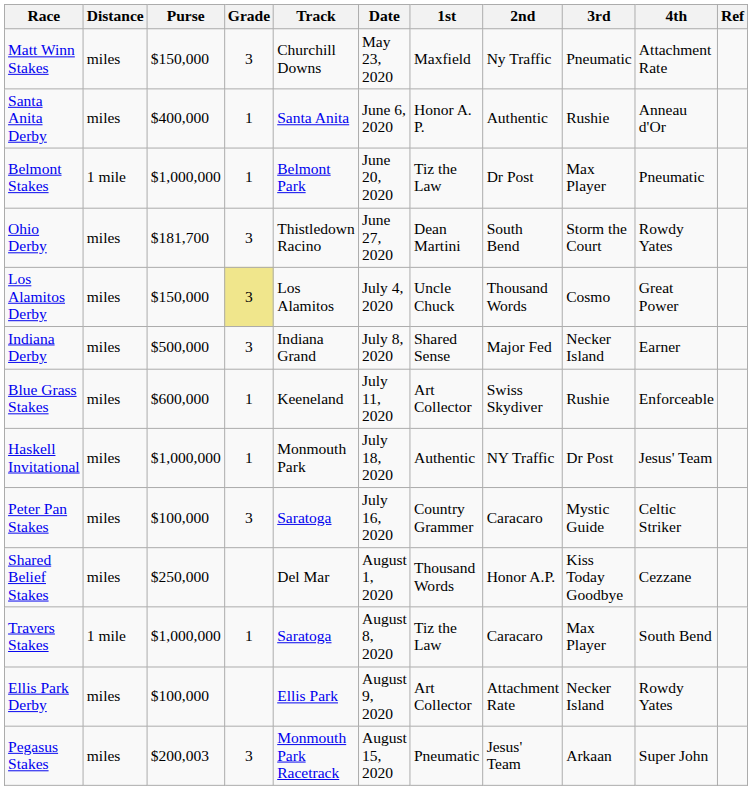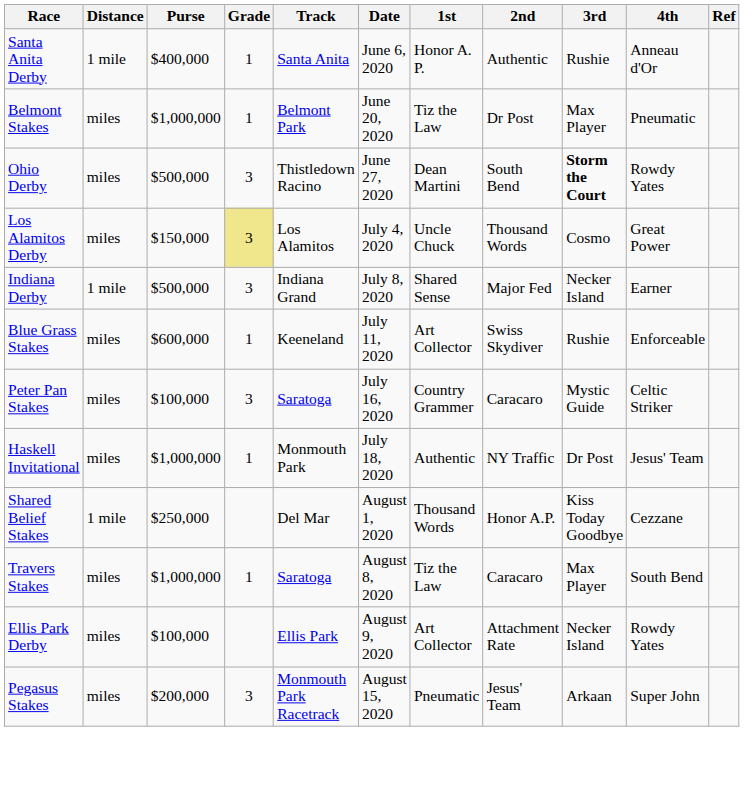- row: (41, 58)
(104, 118) miles -> (106, 58) 1 mile
(106, 177) 1 mile -> (104, 118) miles
(180, 237) $181,700 -> (180, 177) $500,000
(597, 237) normal -> (587, 177) bold
(104, 347) miles -> (106, 288) 1 mile
rows swapped: (38, 517) <-> (44, 458)
(104, 577) miles -> (106, 517) 1 mile
(106, 636) 1 mile -> (104, 577) miles
(180, 755) $200,003 -> (180, 696) $200,000
